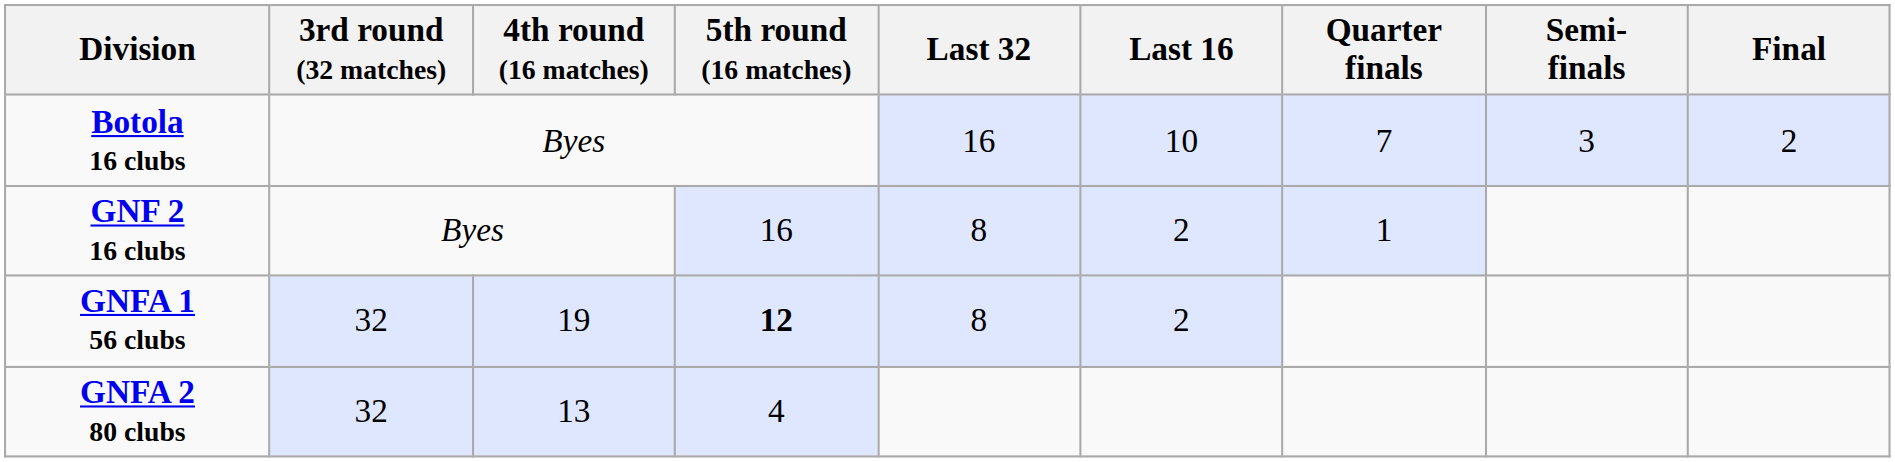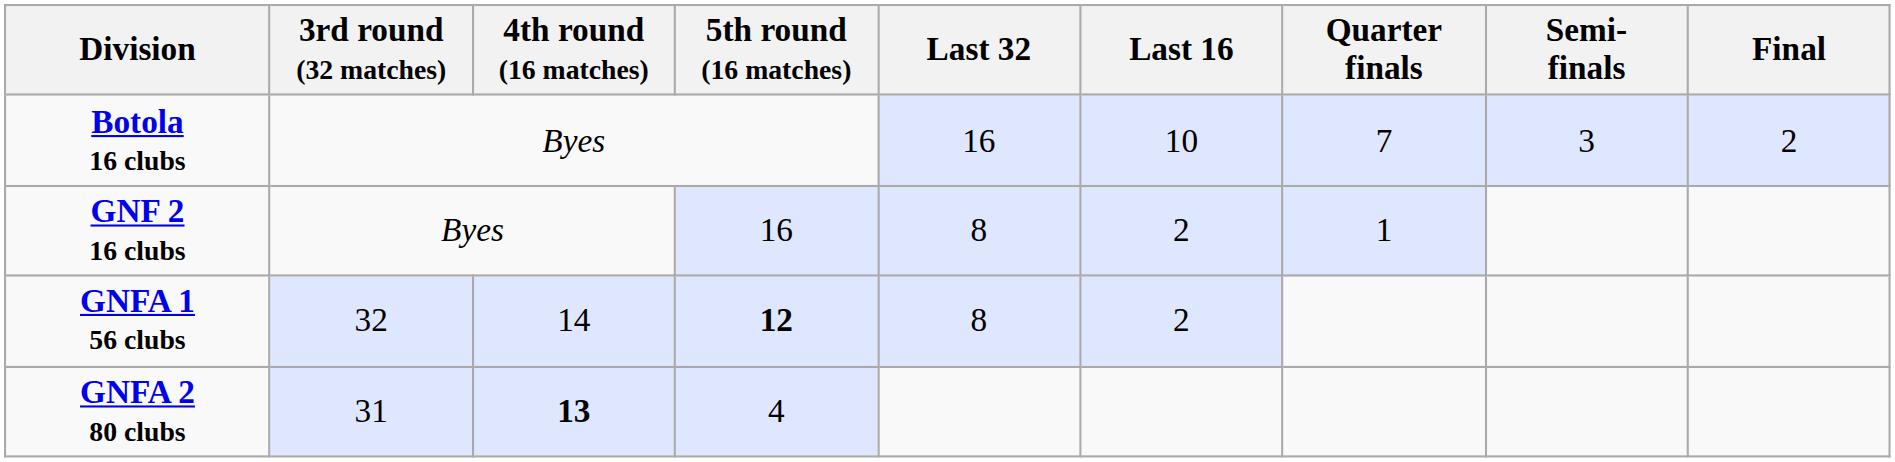(574, 320) 19 -> (574, 320) 14
(371, 410) 32 -> (371, 410) 31
(574, 410) normal -> (574, 410) bold
